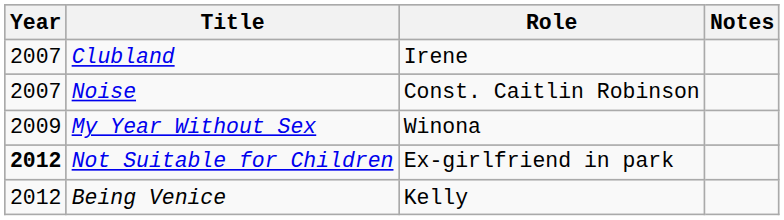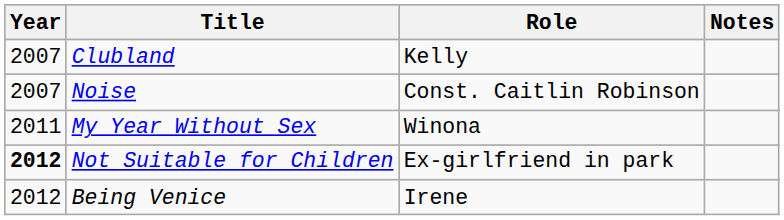(436, 57) Irene -> (436, 57) Kelly
(36, 127) 2009 -> (36, 127) 2011
(436, 197) Kelly -> (436, 197) Irene
